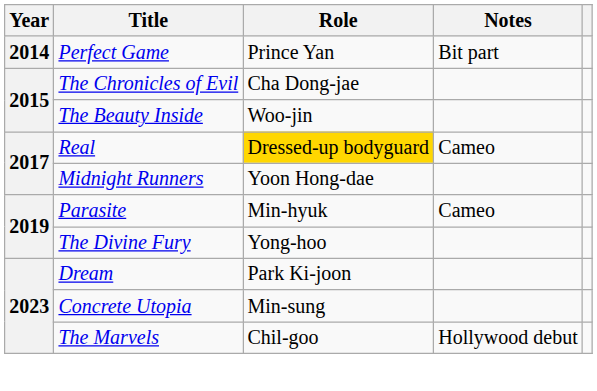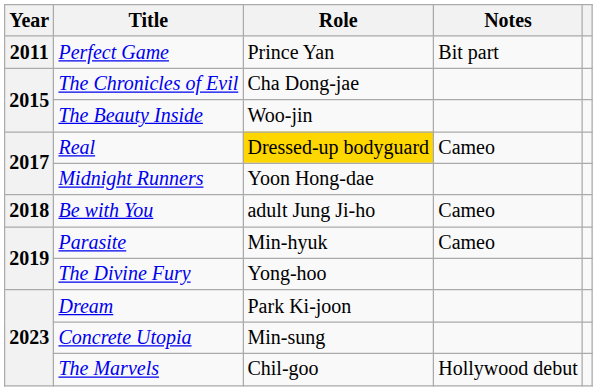(29, 52) 2014 -> (29, 52) 2011
+ row: (106, 210)
